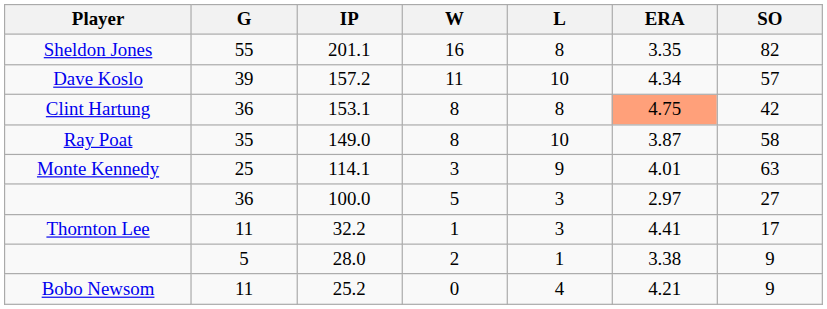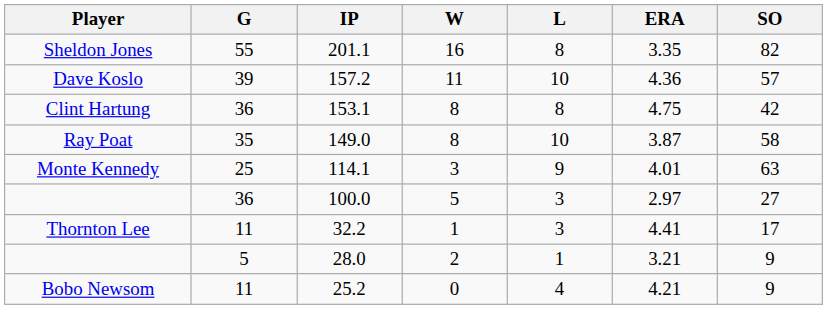(665, 79) 4.34 -> (665, 79) 4.36
(665, 109) lightsalmon background -> (665, 109) no background
(665, 259) 3.38 -> (665, 259) 3.21
